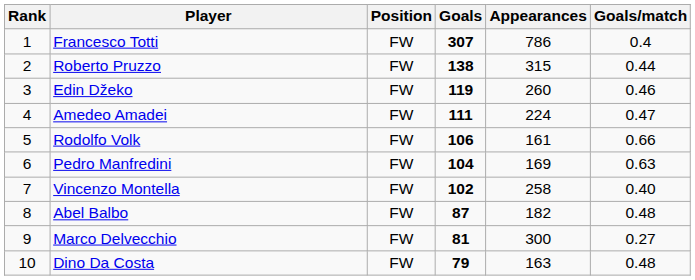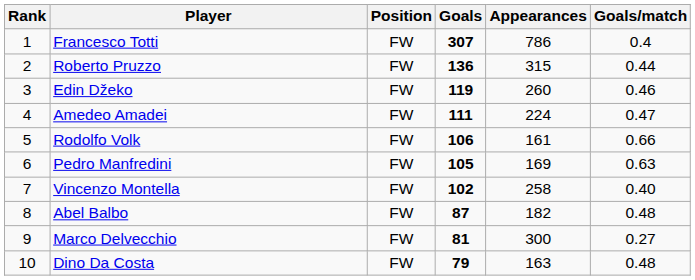(461, 66) 138 -> (461, 66) 136
(461, 164) 104 -> (461, 164) 105
